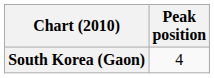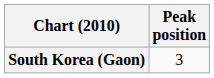(179, 60) 4 -> (179, 60) 3
